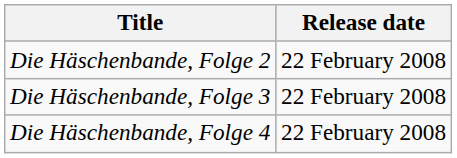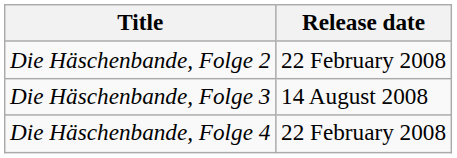(364, 96) 22 February 2008 -> (355, 96) 14 August 2008
